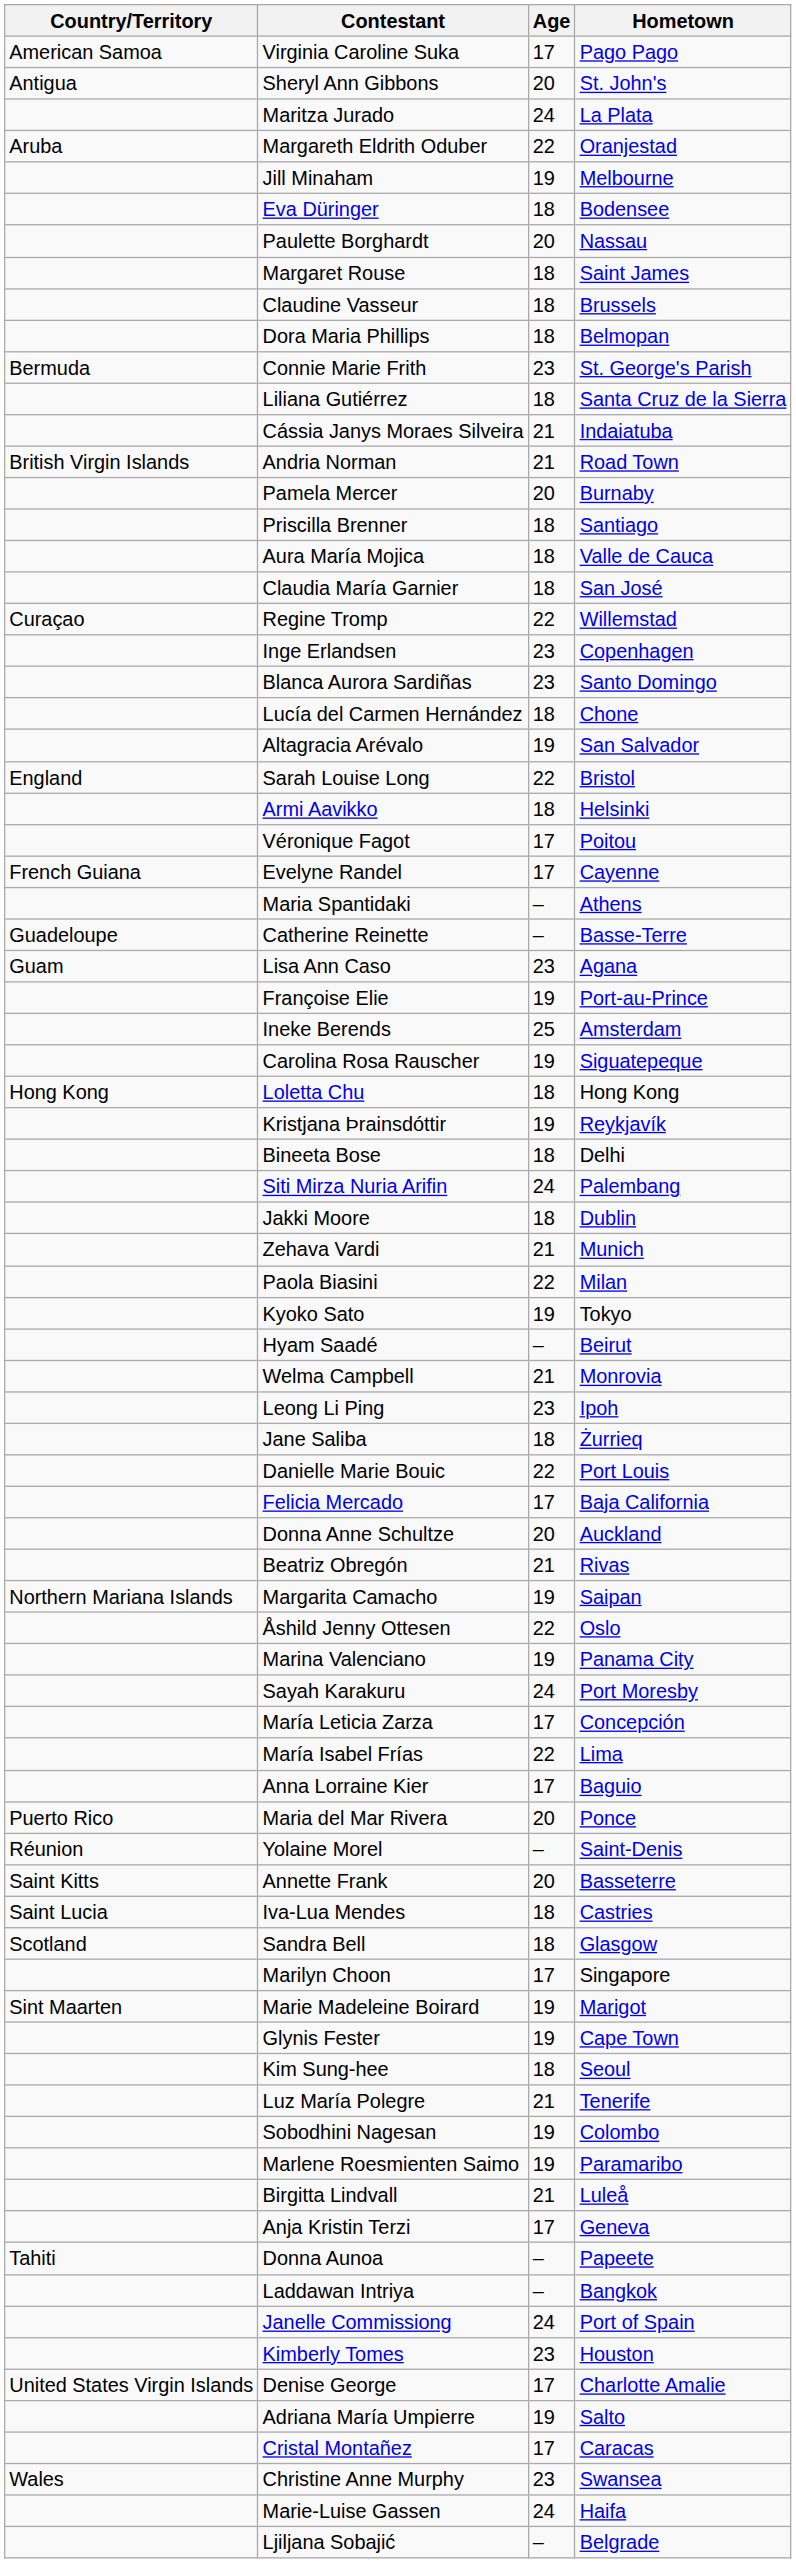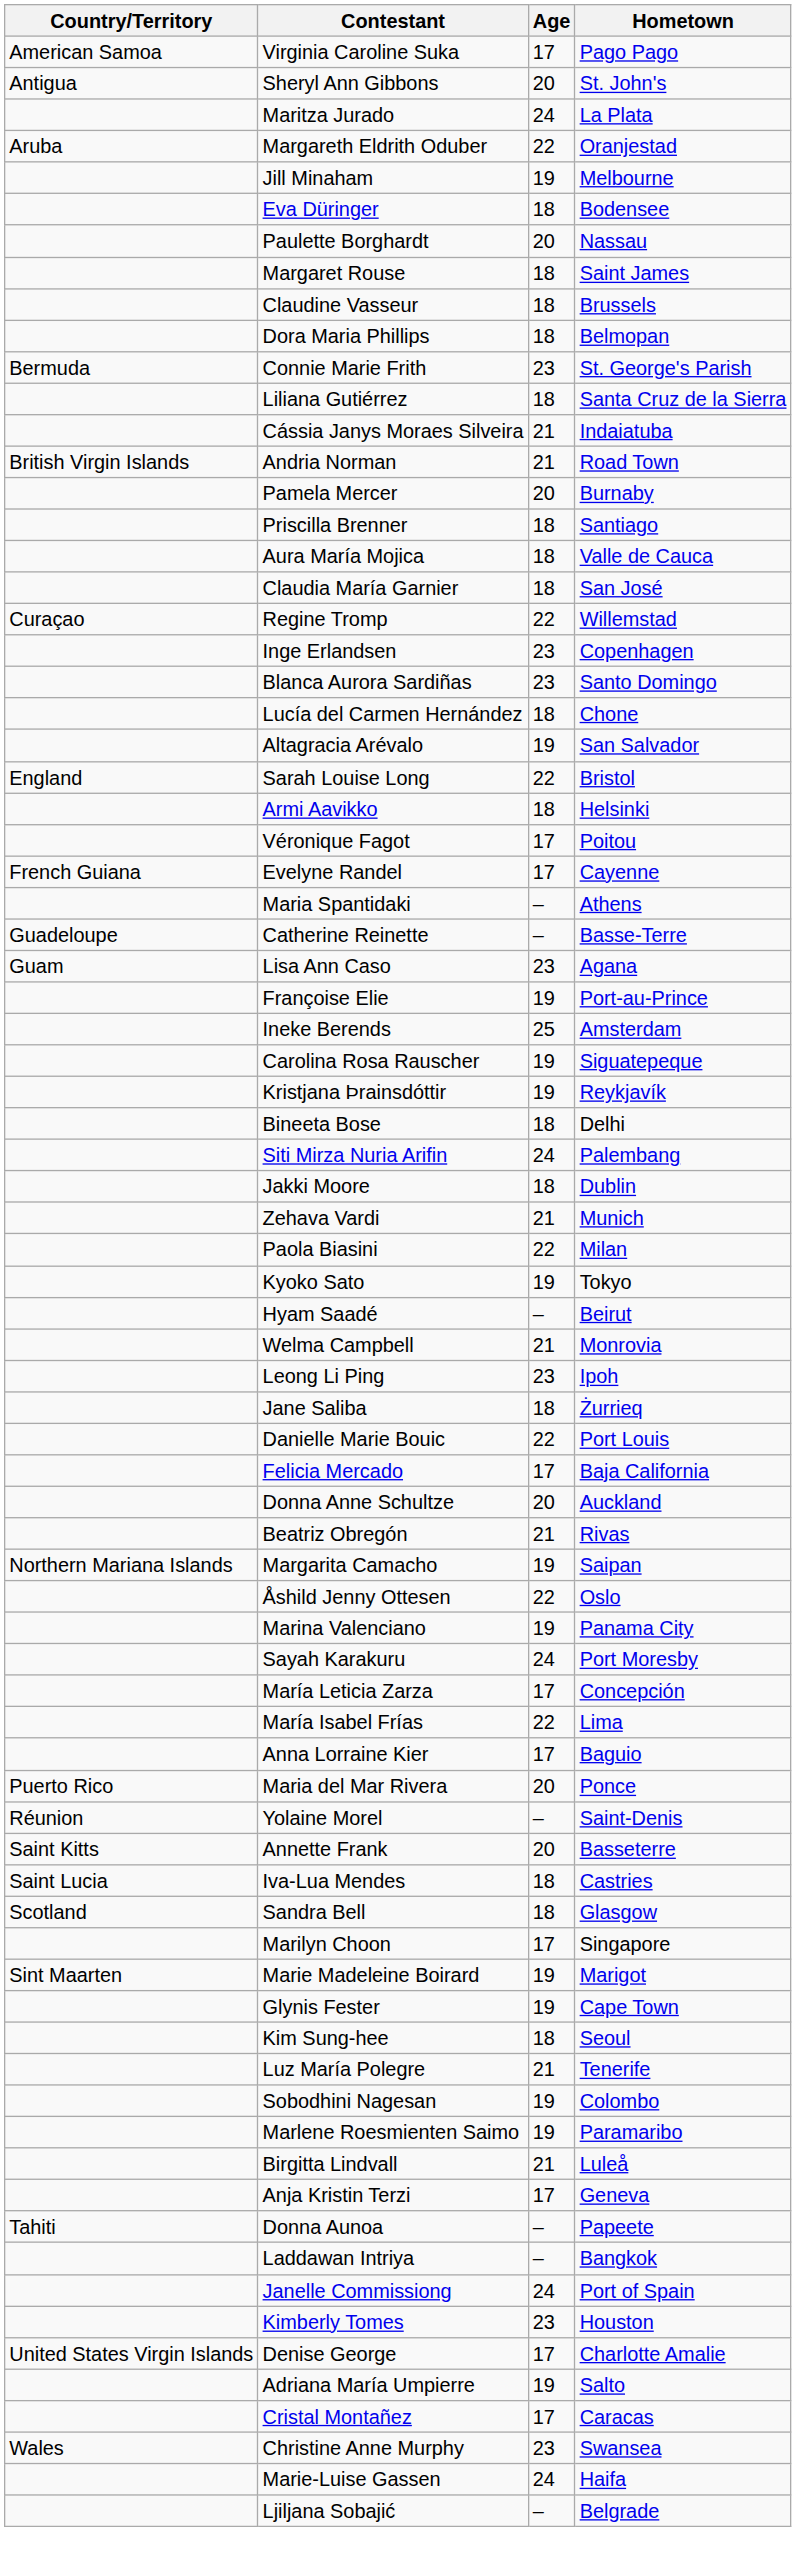- row: (313, 1092)
